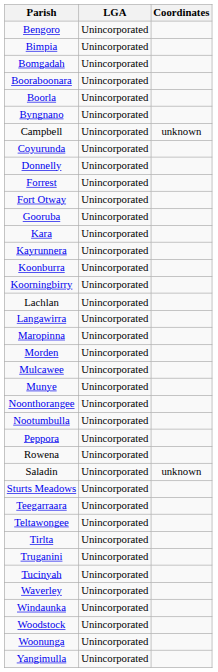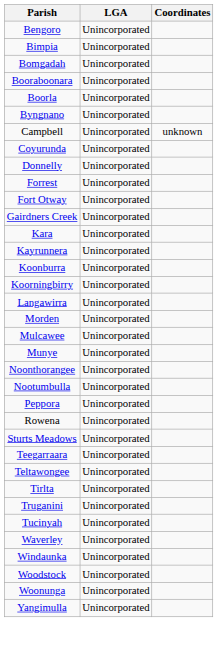+ row: (42, 217)
- row: (41, 217)
- row: (41, 302)
- row: (41, 336)
- row: (41, 472)
